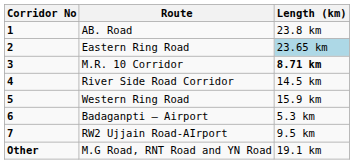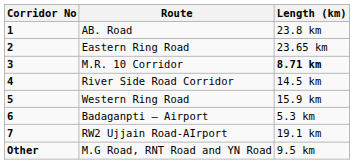(302, 47) lightblue background -> (302, 47) no background
(296, 133) 9.5 km -> (299, 133) 19.1 km
(299, 150) 19.1 km -> (296, 150) 9.5 km
